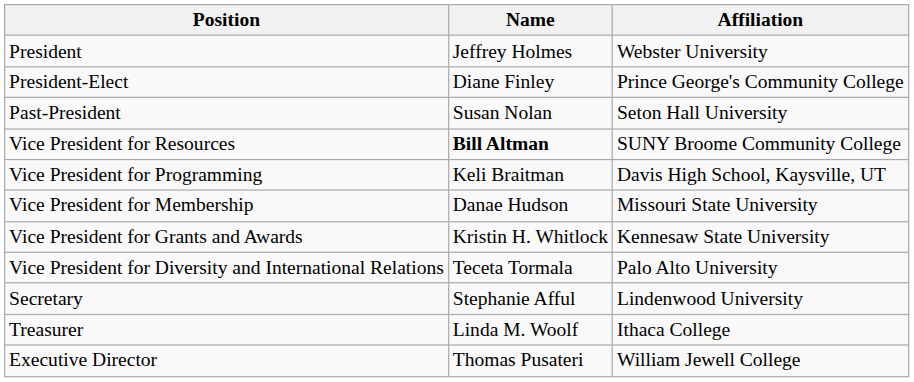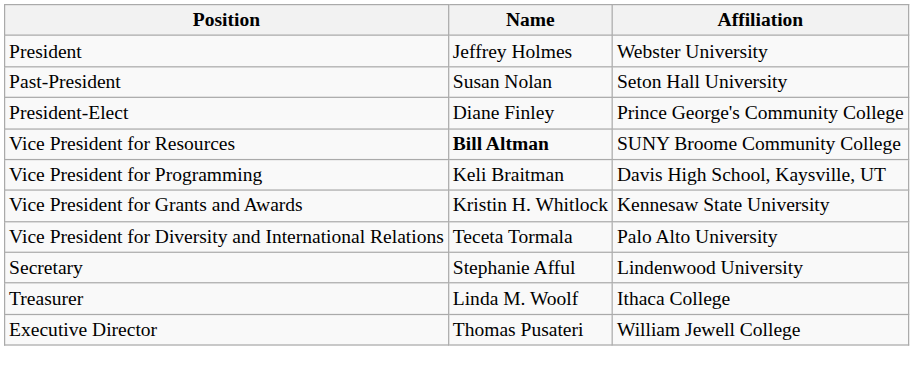rows swapped: (65, 112) <-> (69, 81)
- row: (131, 205)
